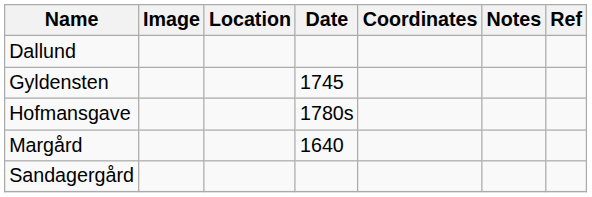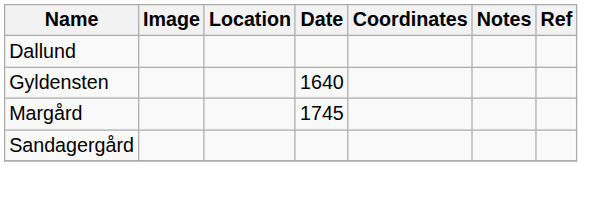(322, 82) 1745 -> (322, 82) 1640
- row: (70, 113)
(322, 144) 1640 -> (322, 113) 1745
